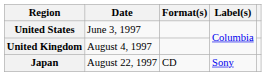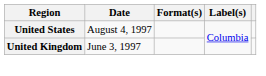(114, 29) June 3, 1997 -> (119, 29) August 4, 1997
(119, 46) August 4, 1997 -> (114, 46) June 3, 1997
- row: (44, 63)
